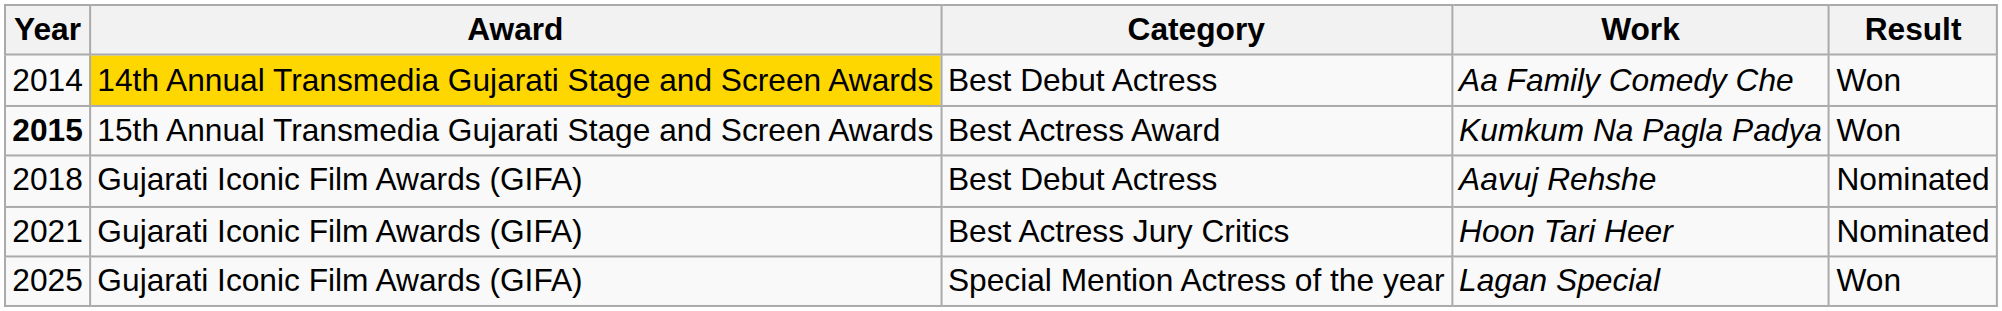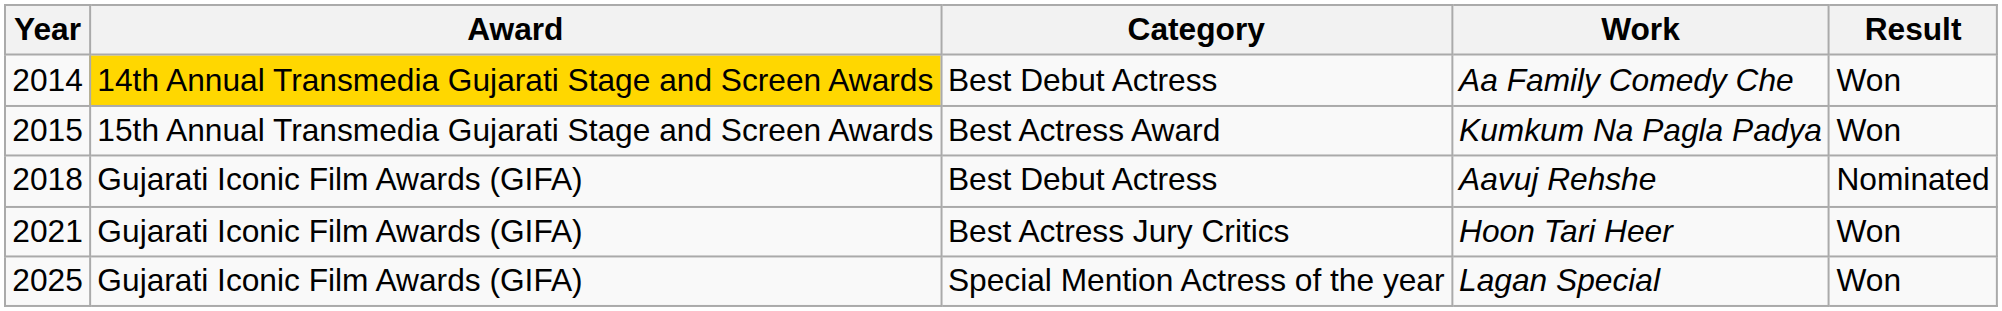(48, 130) bold -> (48, 130) normal
(1913, 230) Nominated -> (1869, 230) Won
